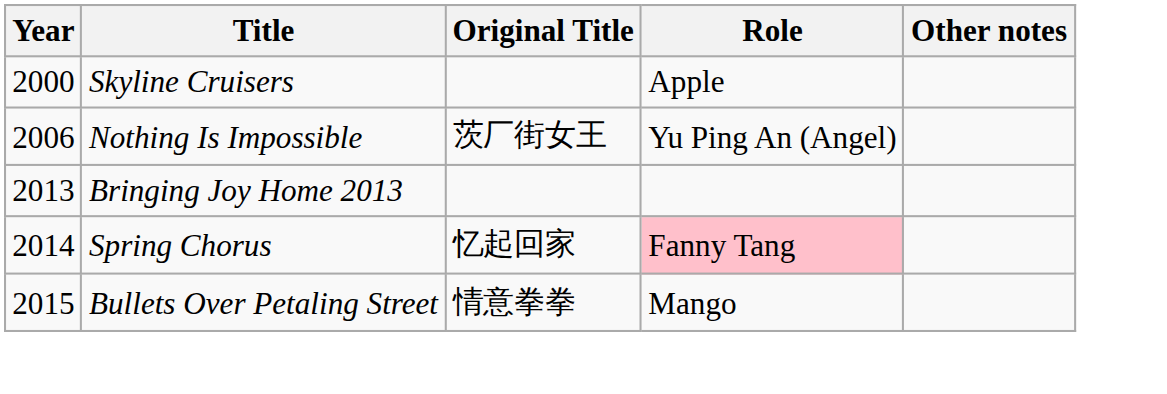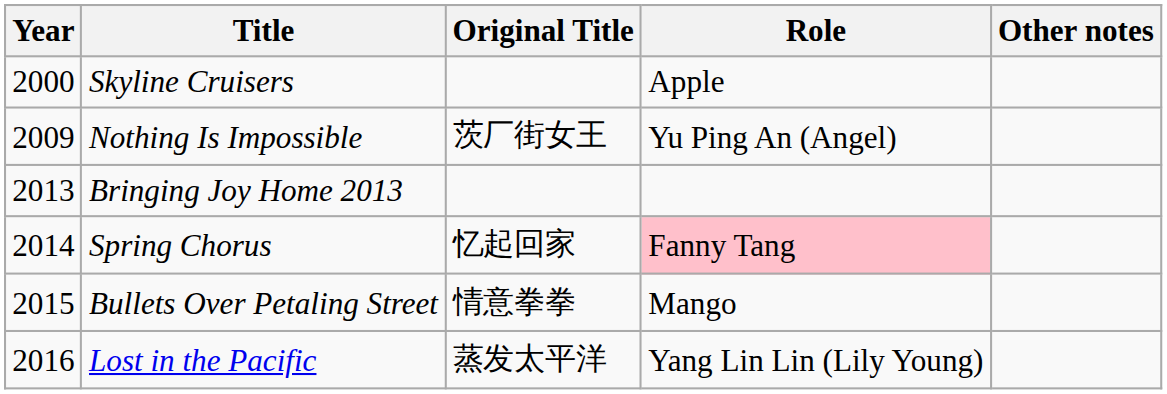(43, 136) 2006 -> (43, 136) 2009
+ row: (203, 360)
